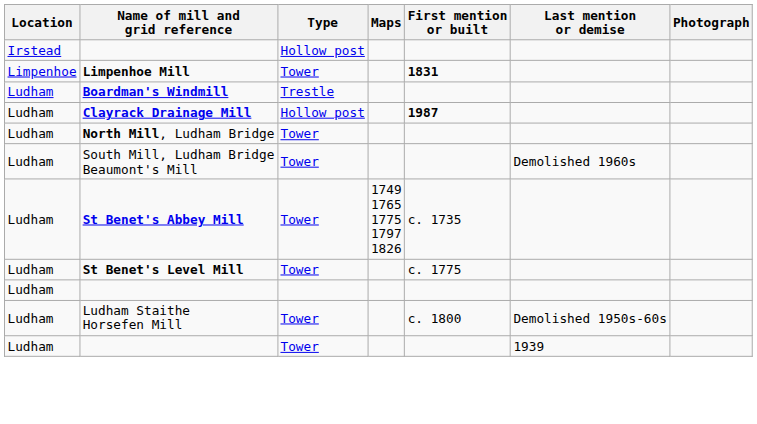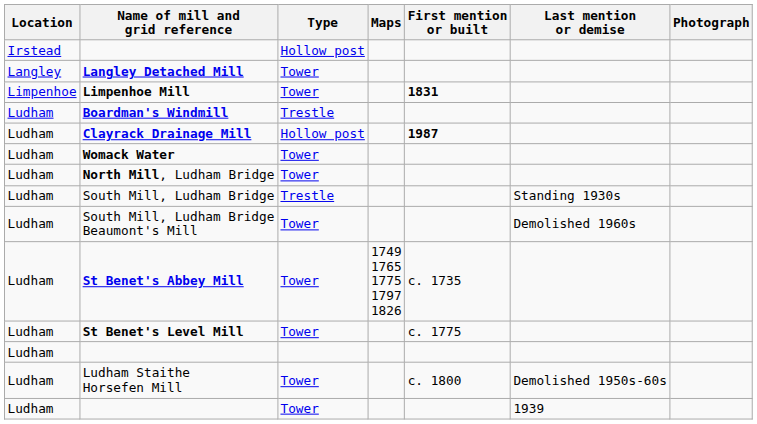+ row: (163, 71)
+ row: (129, 154)
+ row: (179, 196)
